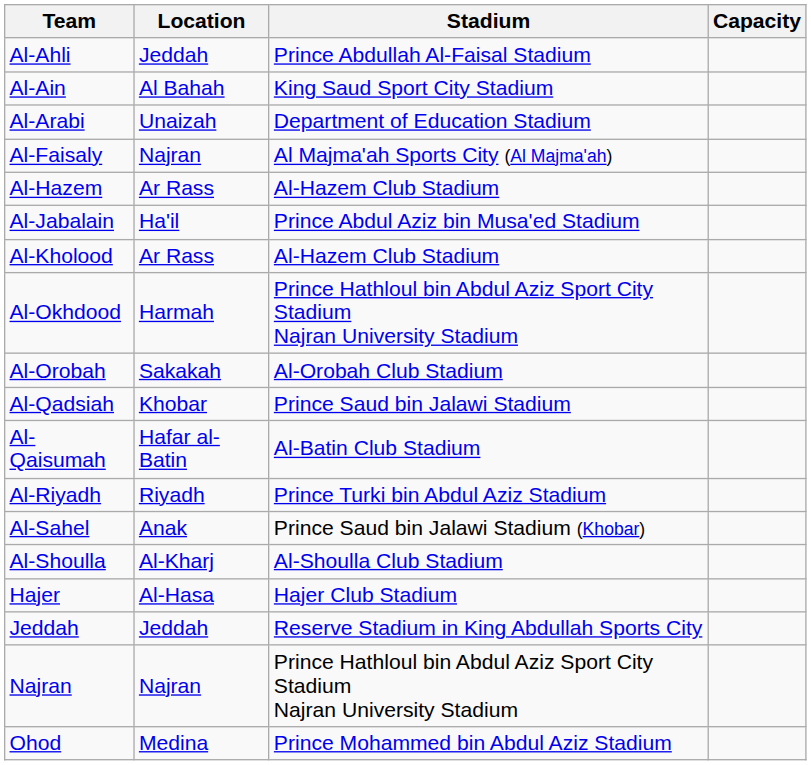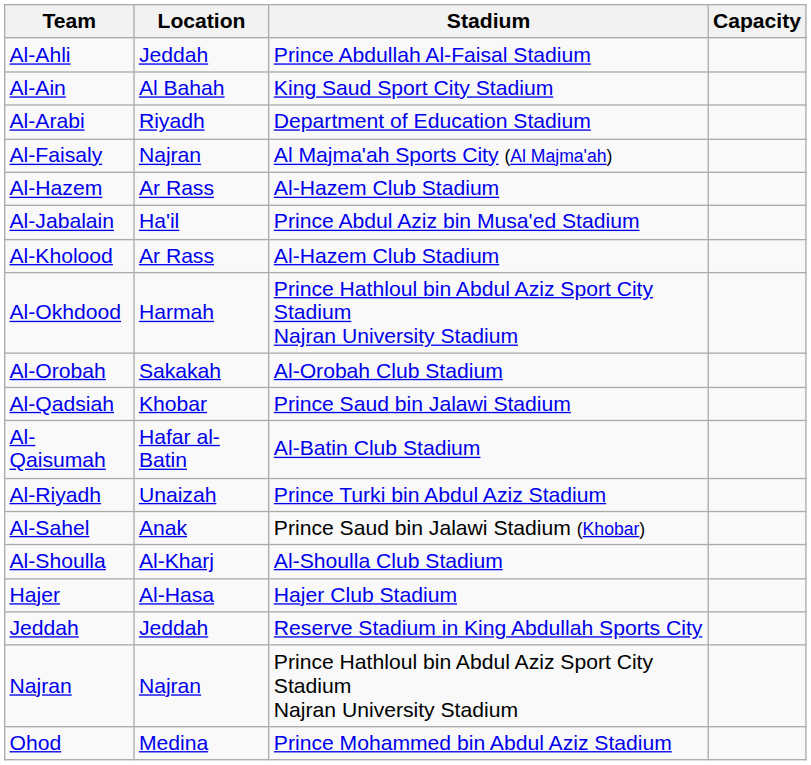(178, 121) Unaizah -> (172, 121) Riyadh
(172, 494) Riyadh -> (178, 494) Unaizah
